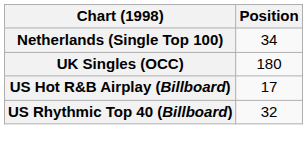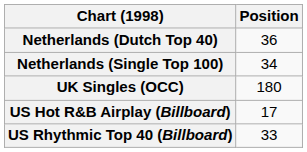+ row: (120, 40)
(269, 111) 32 -> (269, 135) 33
